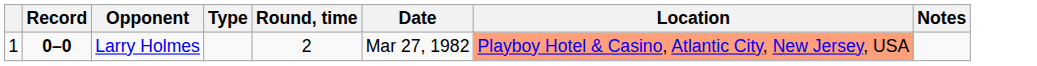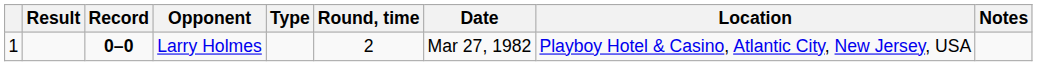+ column: (53, 18)
(693, 46) lightsalmon background -> (755, 46) no background
